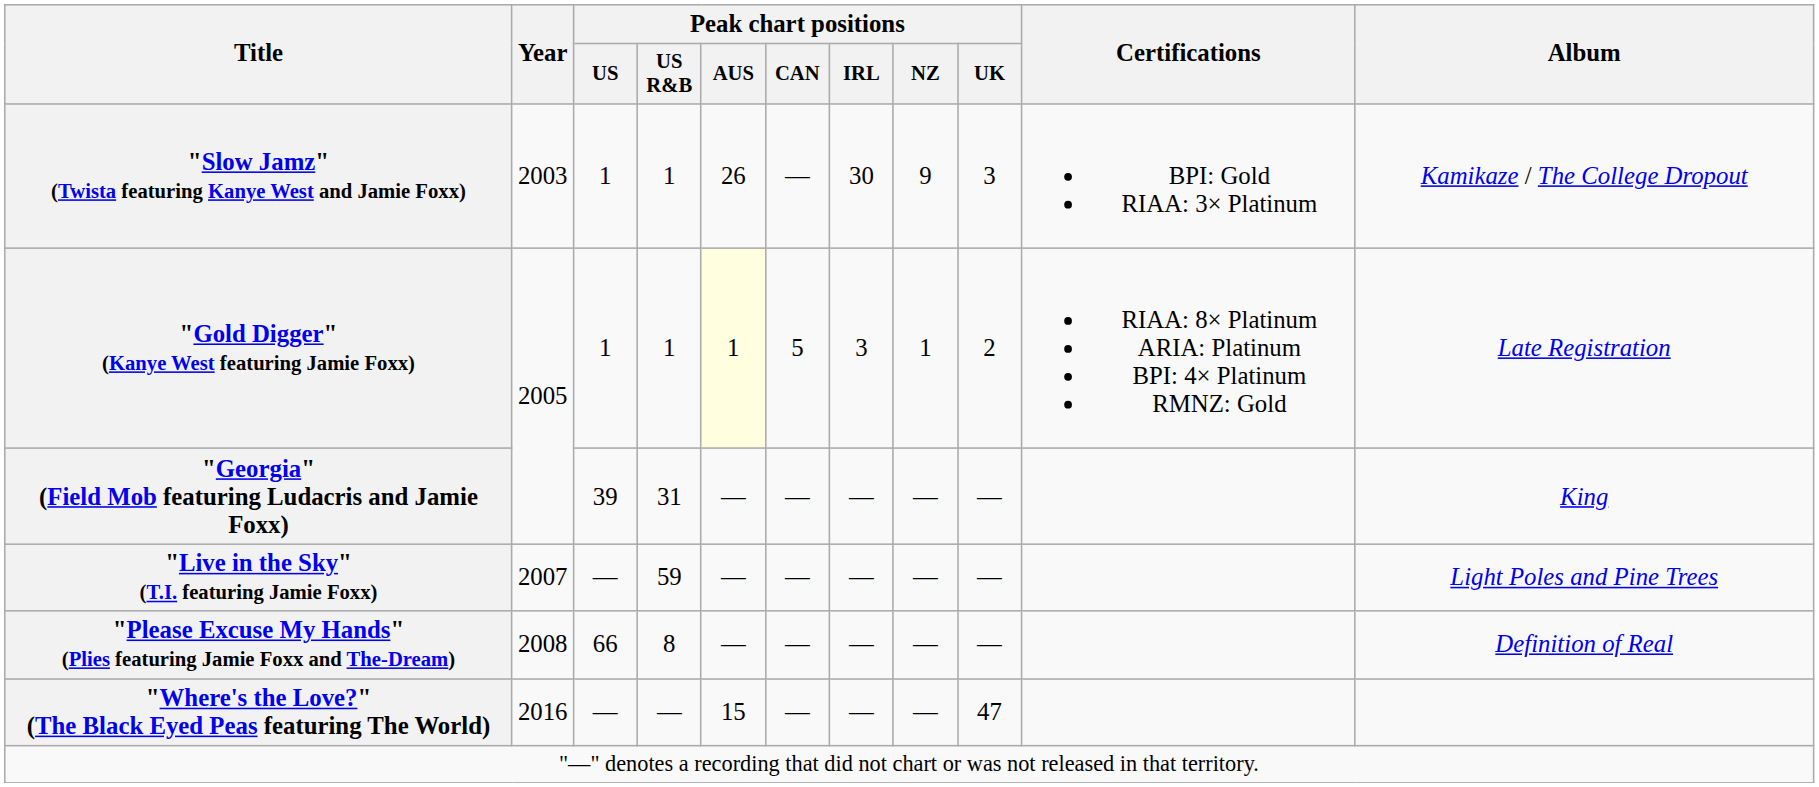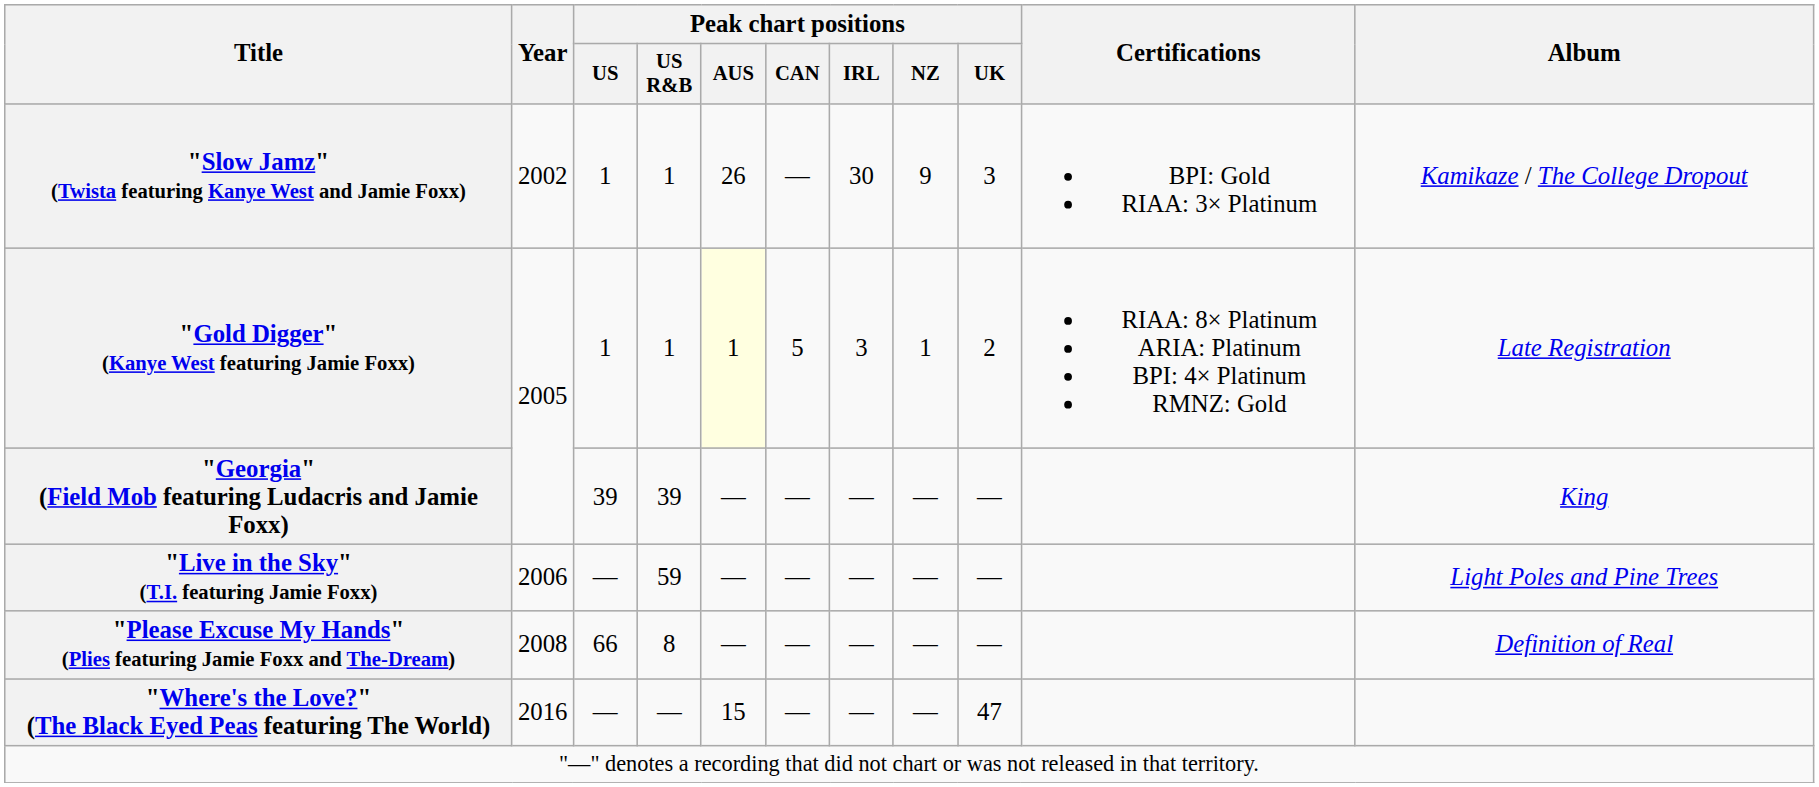(543, 175) 2003 -> (543, 175) 2002
(669, 496) 31 -> (669, 496) 39
(543, 577) 2007 -> (543, 577) 2006
